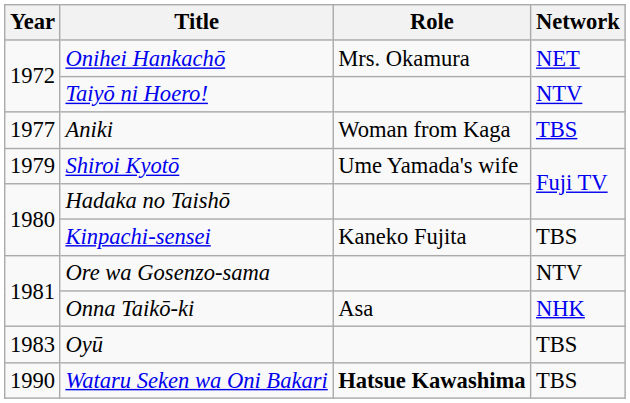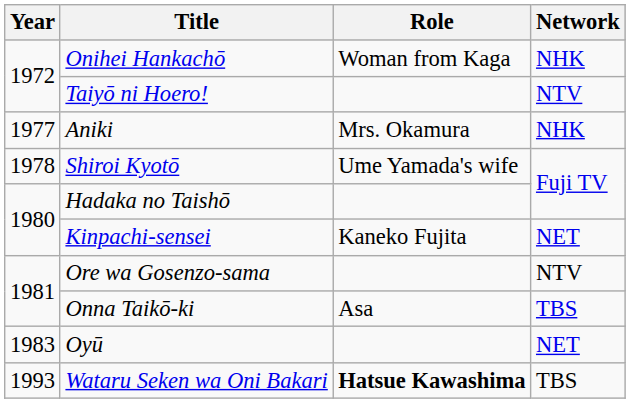(404, 58) Mrs. Okamura -> (424, 58) Woman from Kaga
(558, 58) NET -> (560, 58) NHK
(424, 129) Woman from Kaga -> (404, 129) Mrs. Okamura
(557, 129) TBS -> (560, 129) NHK
(32, 165) 1979 -> (32, 165) 1978
(557, 237) TBS -> (558, 237) NET
(560, 308) NHK -> (557, 308) TBS
(557, 344) TBS -> (558, 344) NET
(32, 380) 1990 -> (32, 380) 1993
